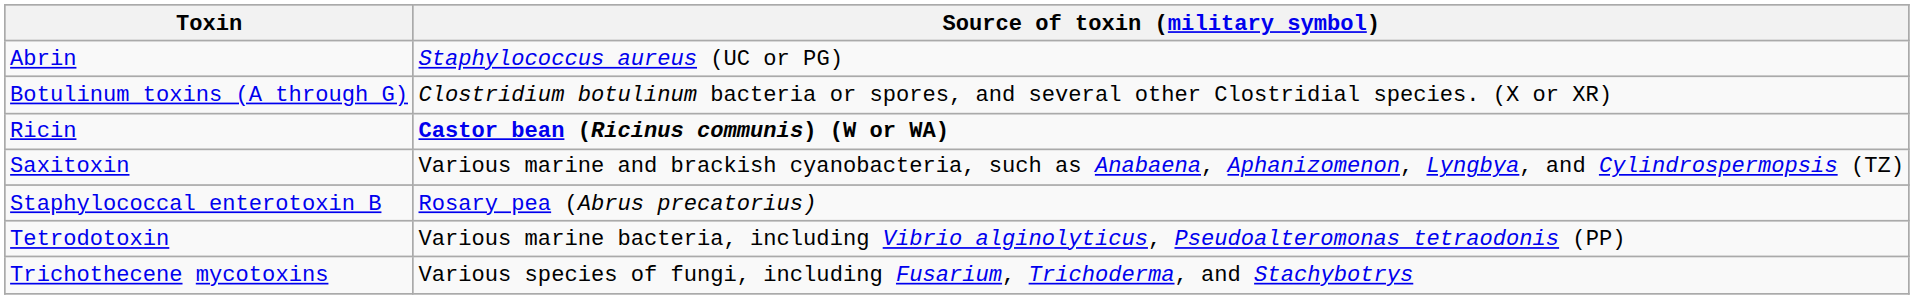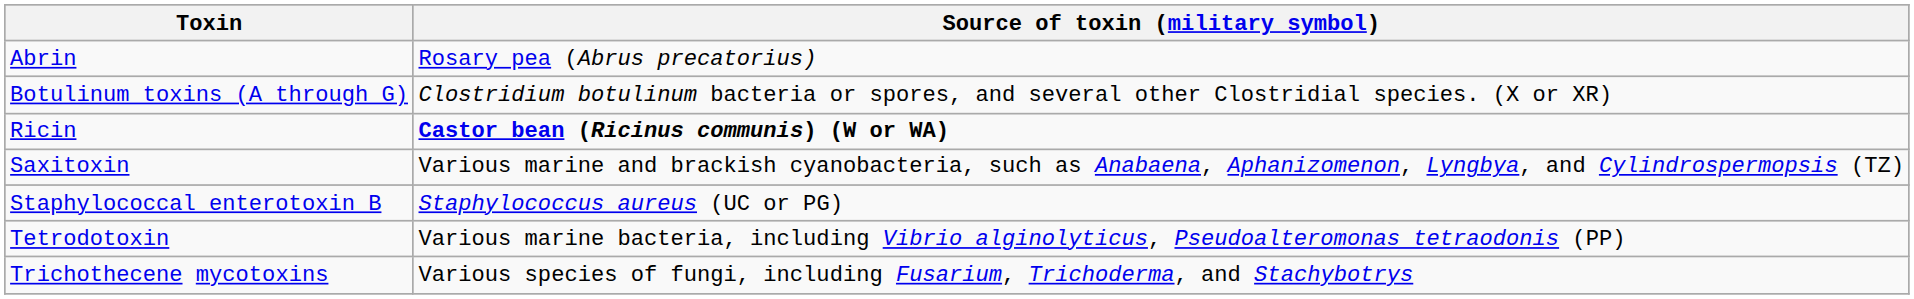(631, 59) Staphylococcus aureus (UC or PG) -> (617, 59) Rosary pea (Abrus precatorius)
(617, 203) Rosary pea (Abrus precatorius) -> (631, 203) Staphylococcus aureus (UC or PG)
